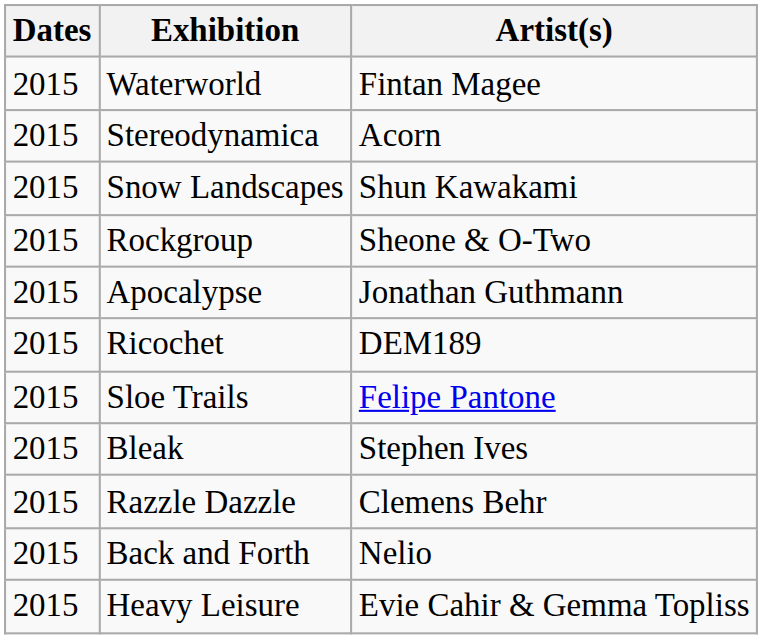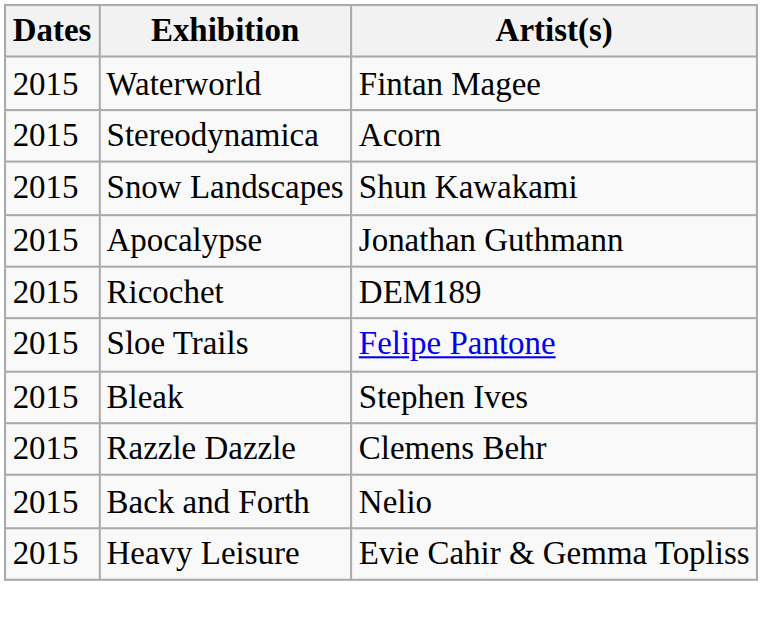- row: (180, 239)
